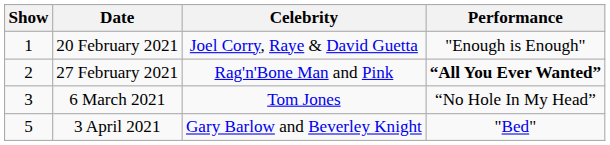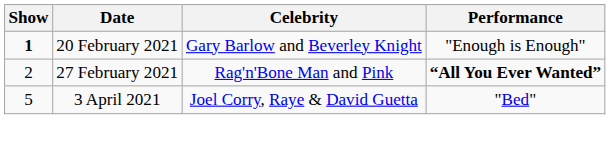(28, 45) normal -> (28, 45) bold
(304, 45) Joel Corry, Raye & David Guetta -> (304, 45) Gary Barlow and Beverley Knight
- row: (117, 99)
(304, 126) Gary Barlow and Beverley Knight -> (304, 99) Joel Corry, Raye & David Guetta
